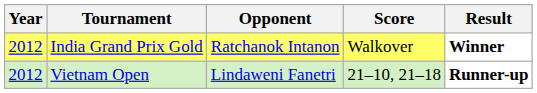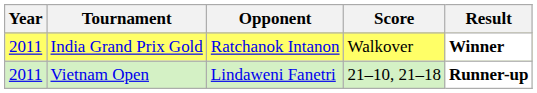(26, 46) 2012 -> (26, 46) 2011
(26, 74) 2012 -> (26, 74) 2011
